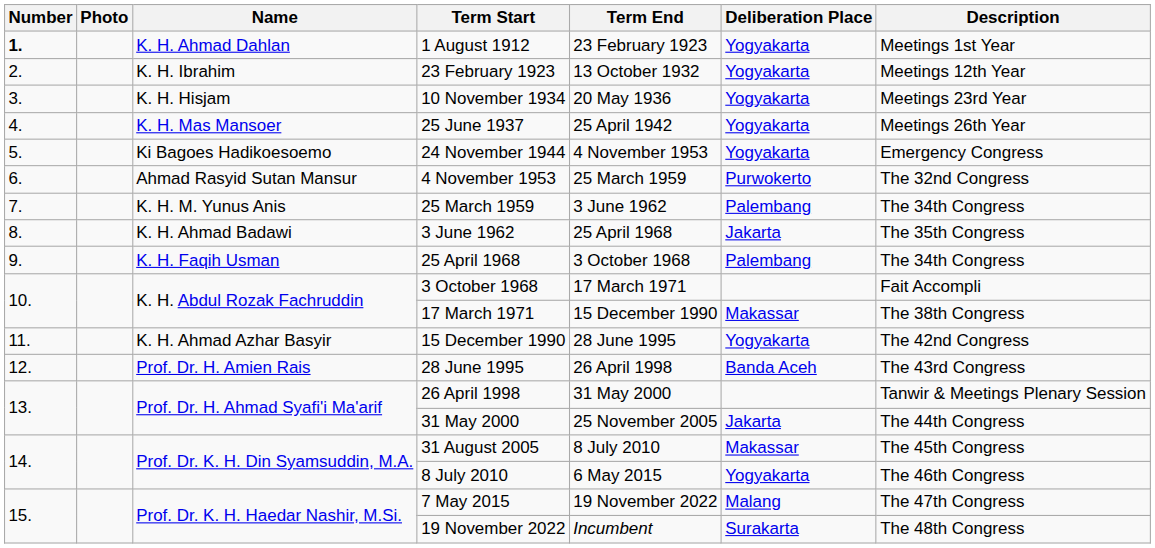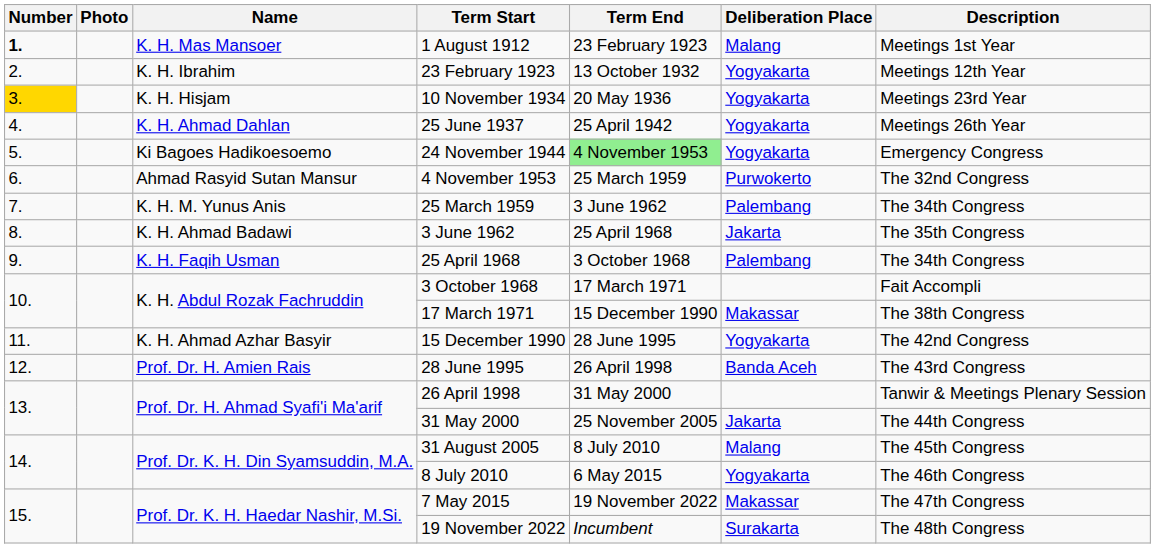(213, 44) K. H. Ahmad Dahlan -> (209, 44) K. H. Mas Mansoer
(767, 44) Yogyakarta -> (753, 44) Malang
(16, 98) no background -> (16, 98) gold background
(209, 125) K. H. Mas Mansoer -> (213, 125) K. H. Ahmad Dahlan
(641, 152) no background -> (641, 152) lightgreen background
(762, 448) Makassar -> (753, 448) Malang
(753, 502) Malang -> (762, 502) Makassar
